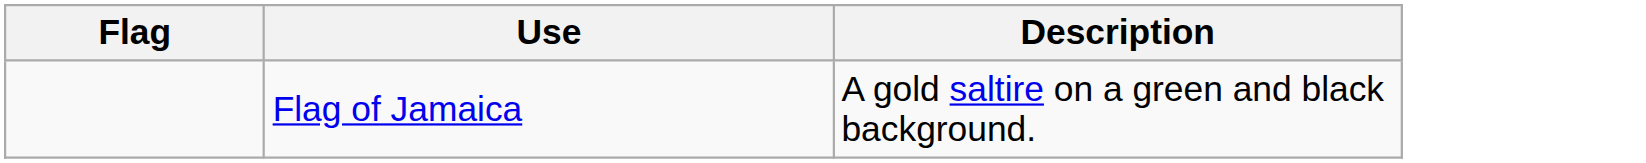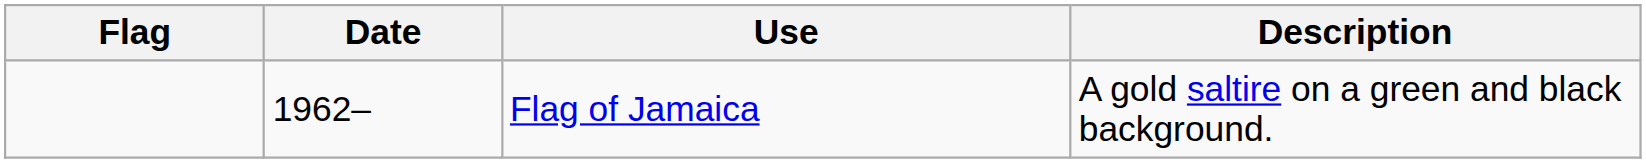+ column: (383, 32)
